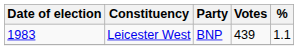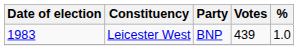(282, 34) 1.1 -> (282, 34) 1.0
